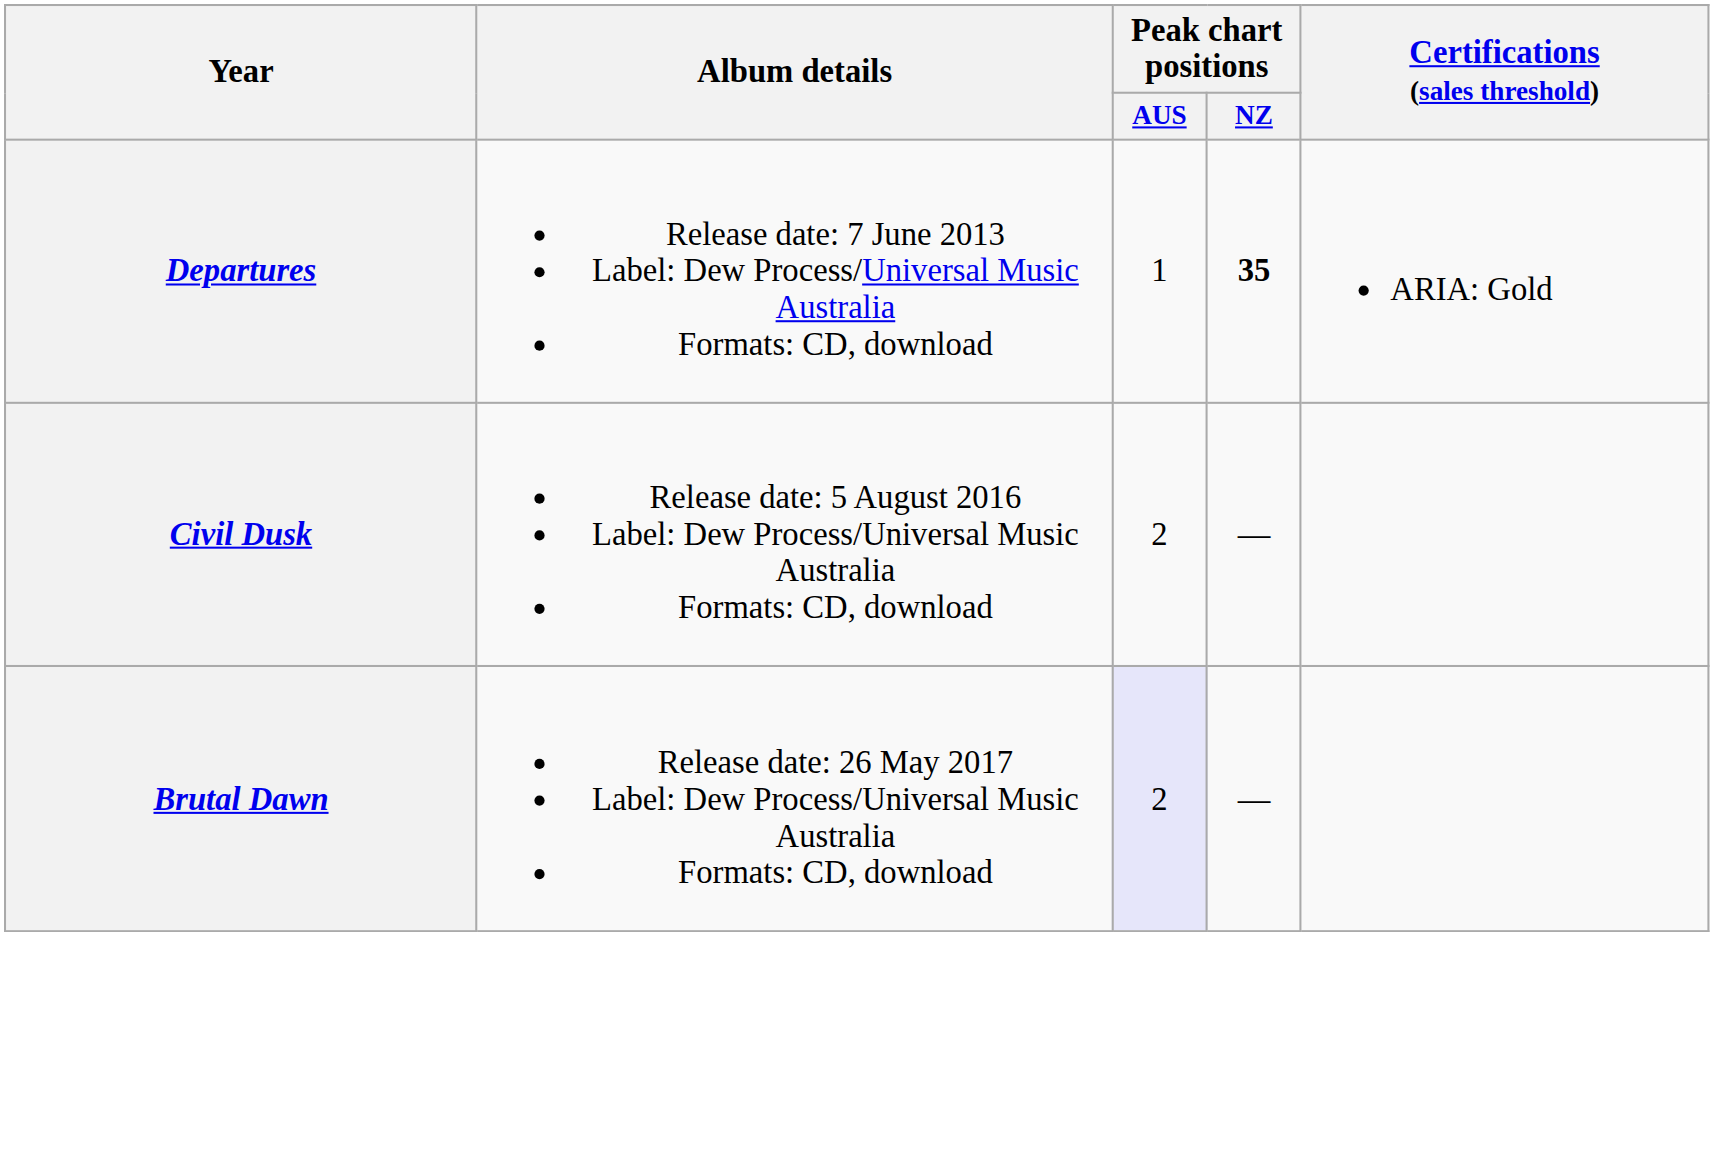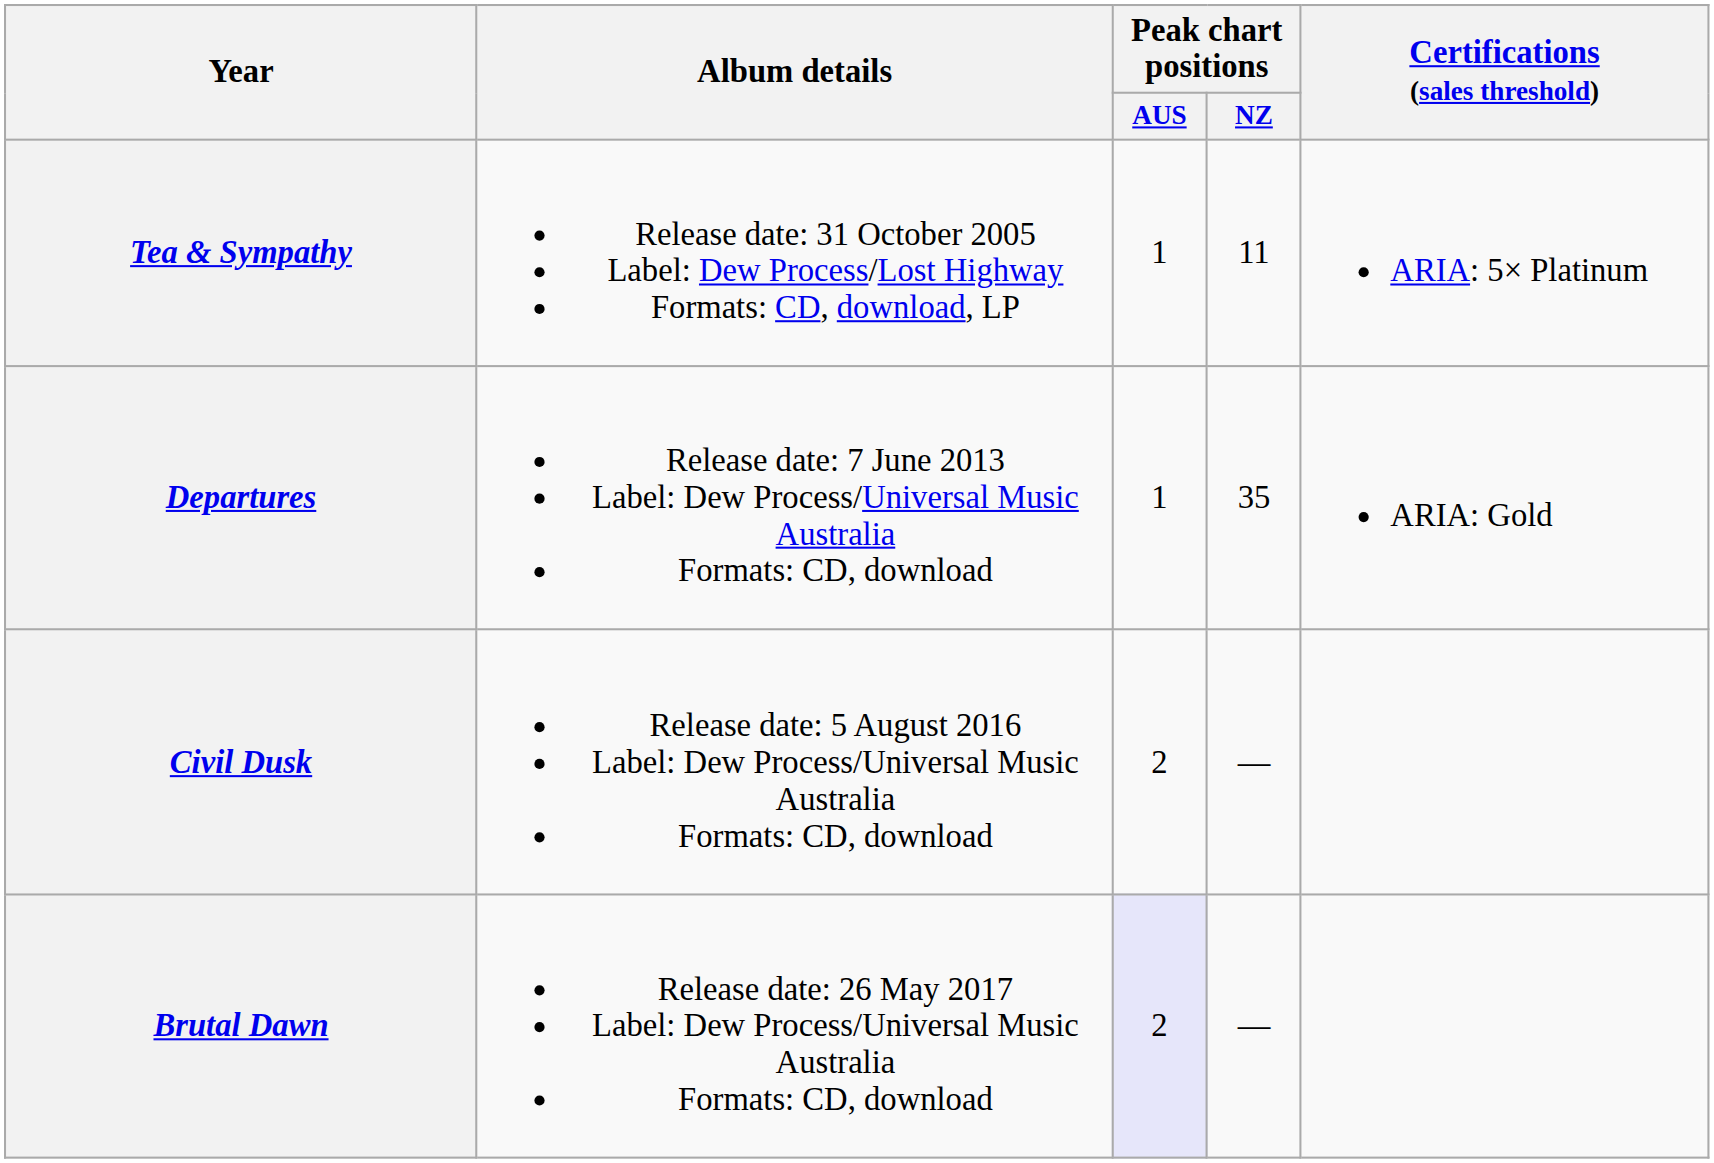+ row: (241, 252)
(1254, 270) bold -> (1254, 497) normal
